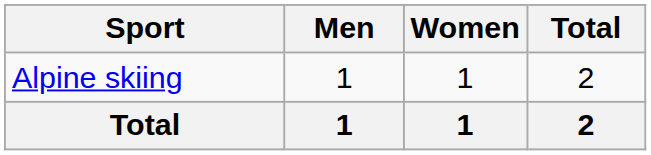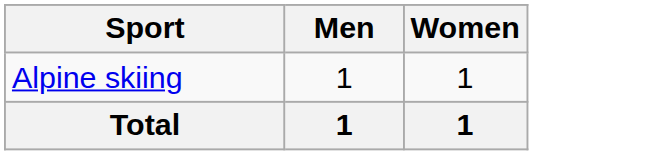- column: (586, 28)
